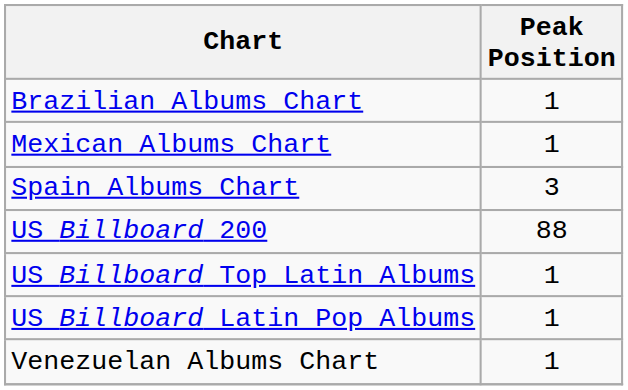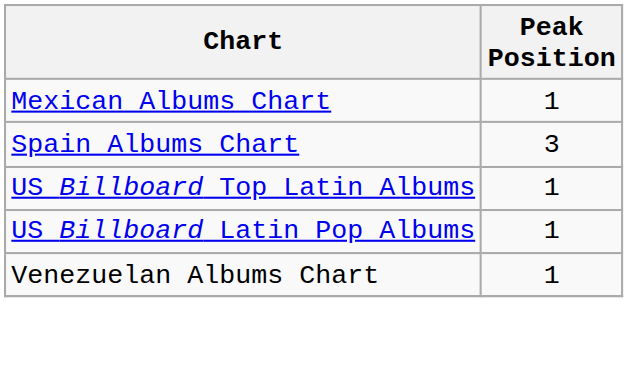- row: (187, 101)
- row: (139, 231)
